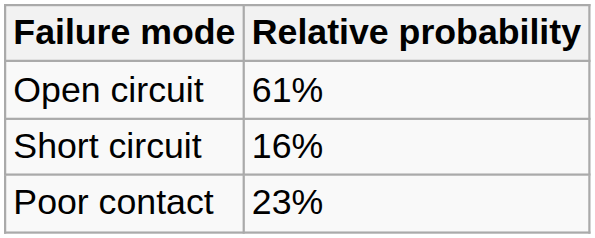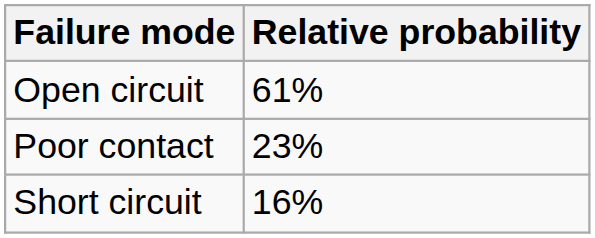rows swapped: (113, 202) <-> (108, 145)
